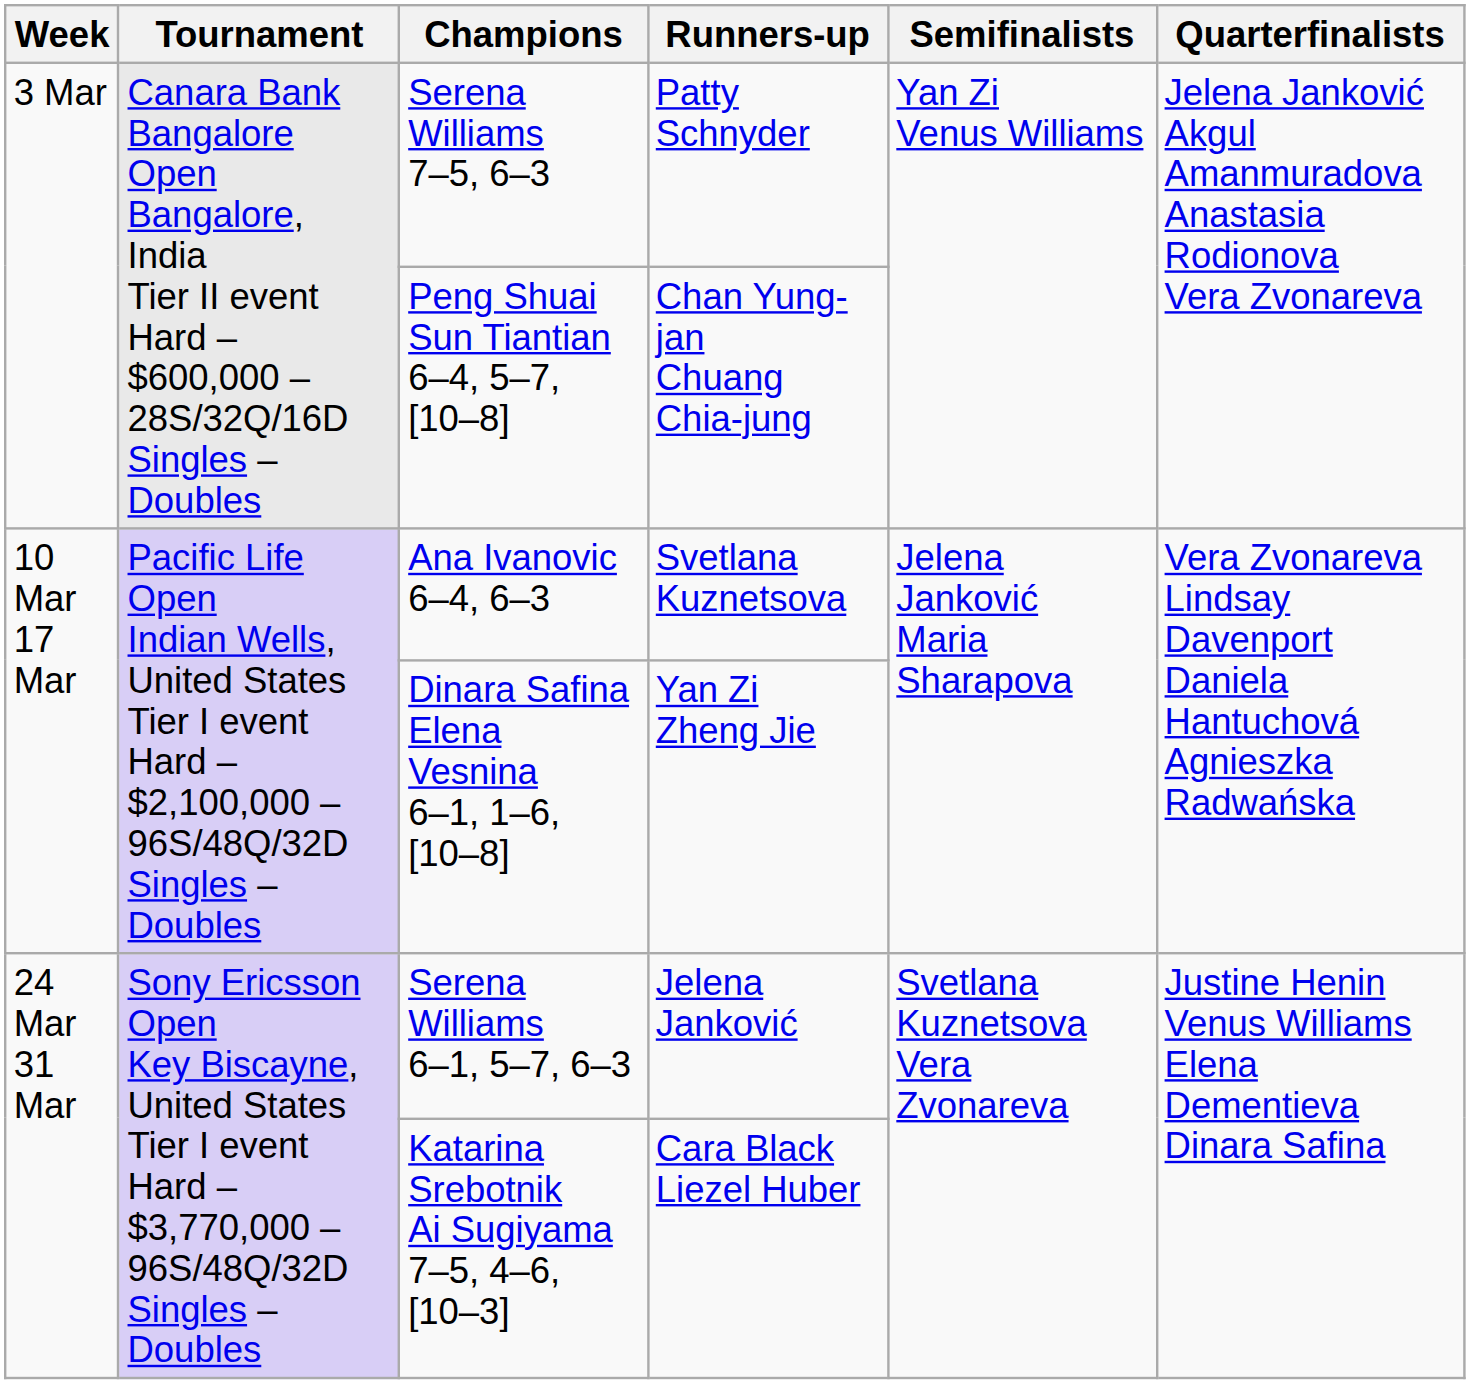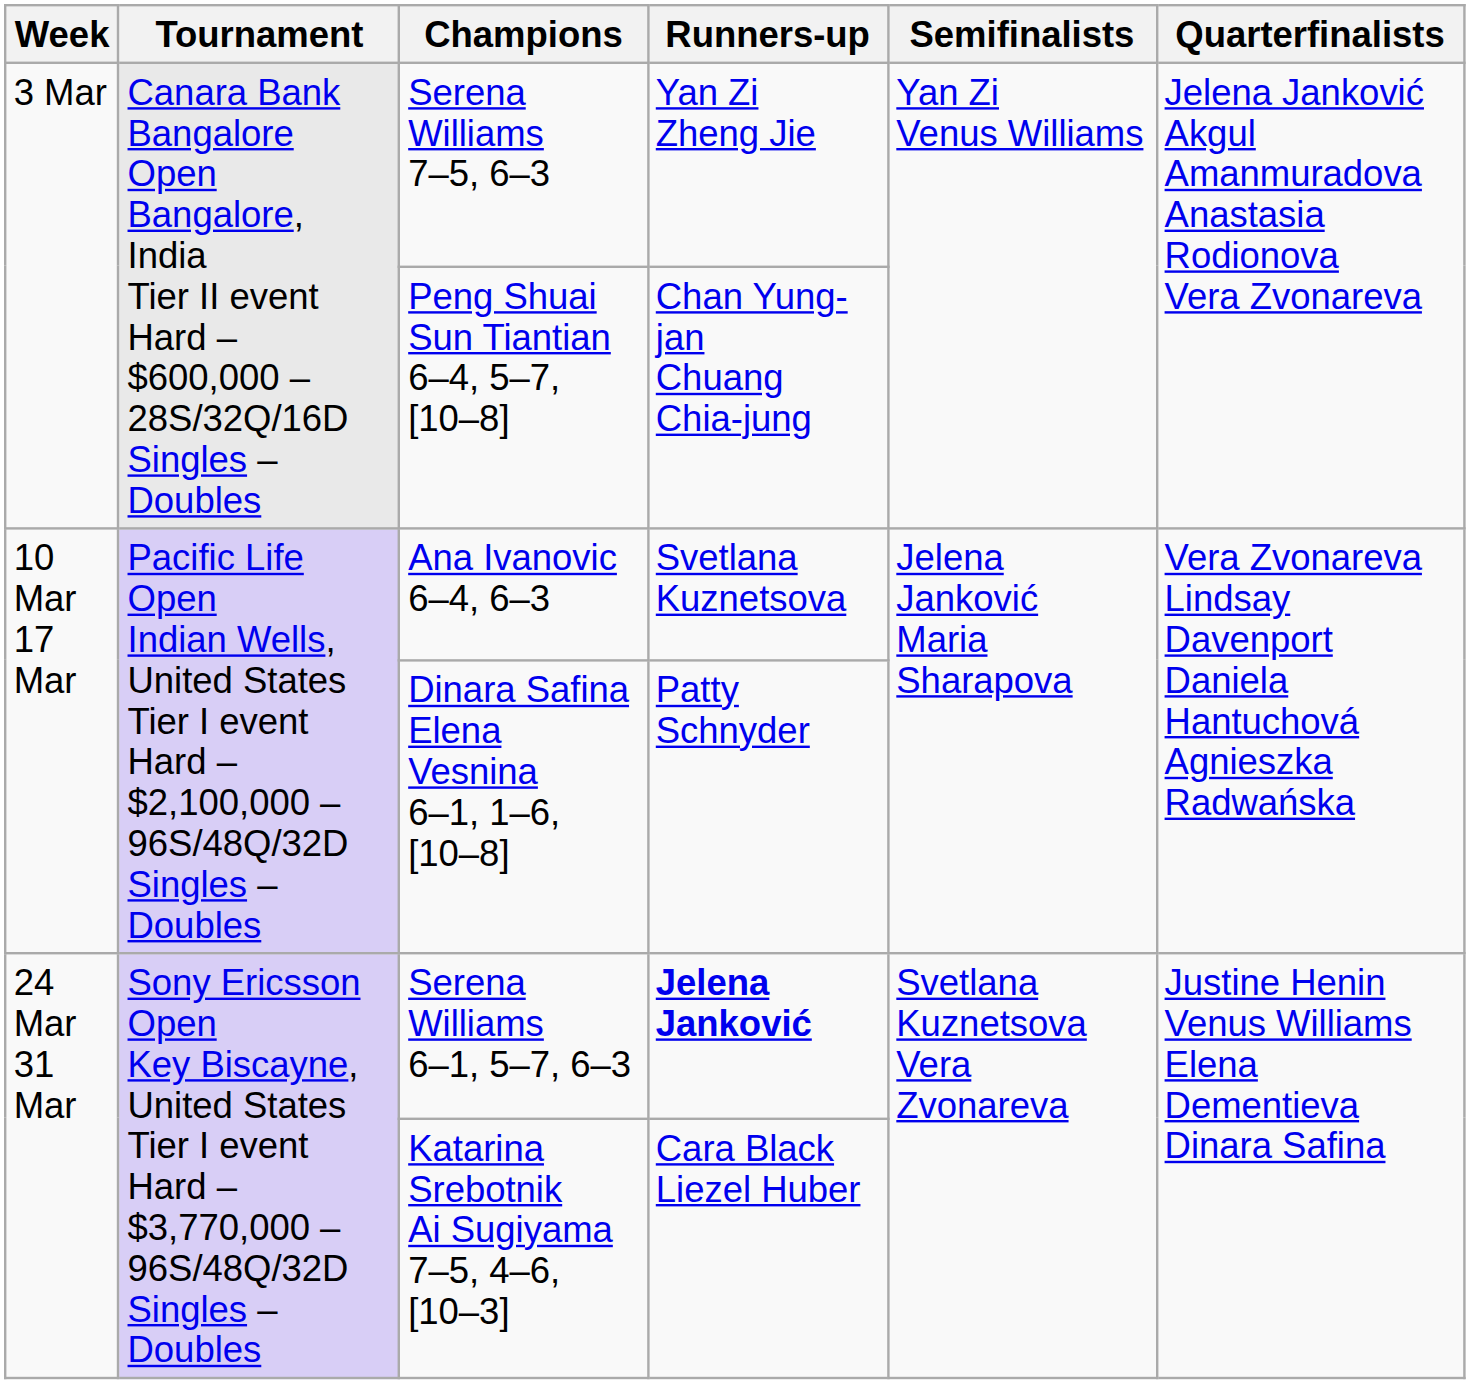(733, 112) Patty Schnyder -> (736, 112) Yan Zi Zheng Jie
(736, 709) Yan Zi Zheng Jie -> (733, 709) Patty Schnyder
(727, 1003) normal -> (734, 1003) bold
